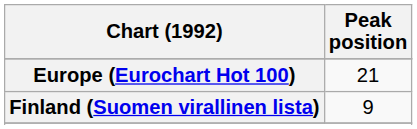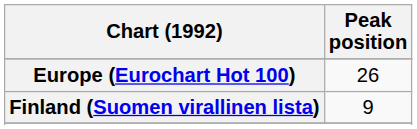(368, 75) 21 -> (368, 75) 26
